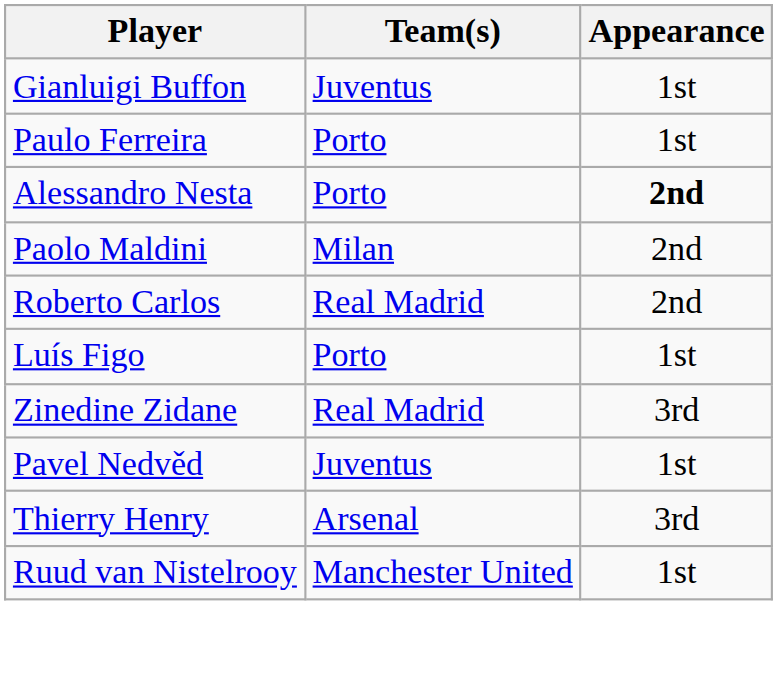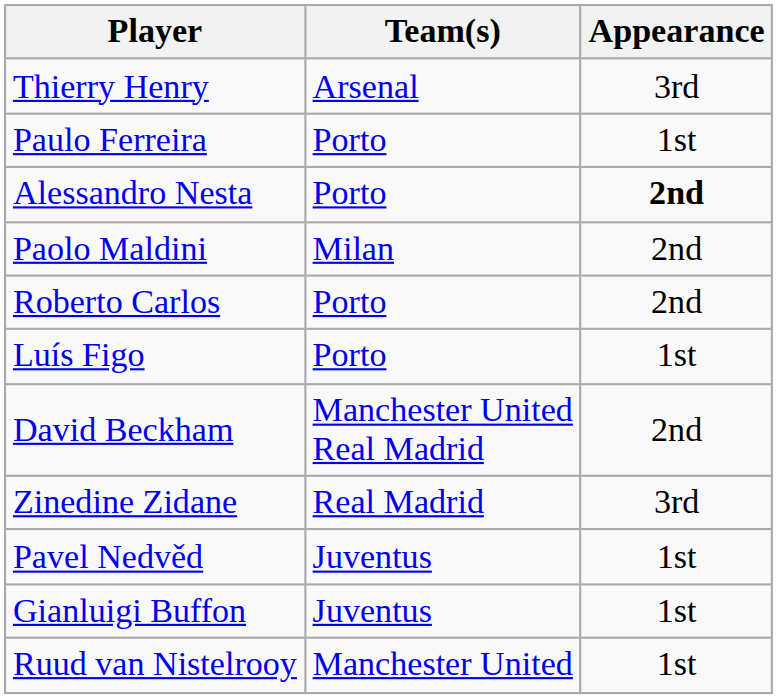rows swapped: (130, 85) <-> (111, 517)
(398, 301) Real Madrid -> (350, 301) Porto
+ row: (123, 429)
